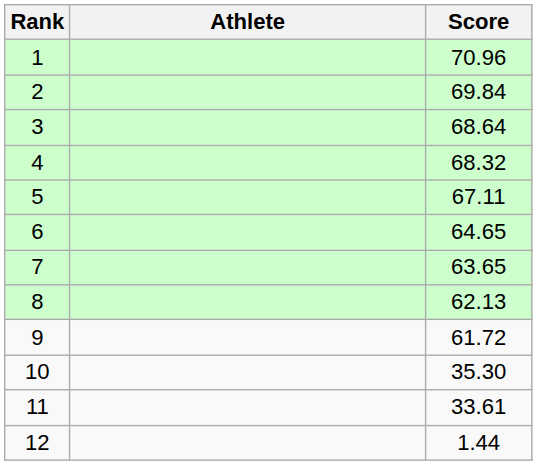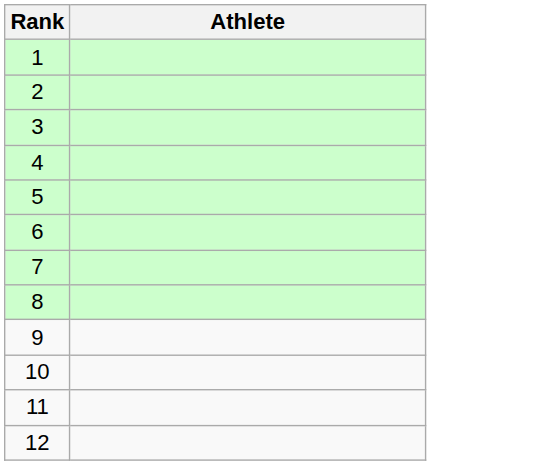- column: (479, 22)
